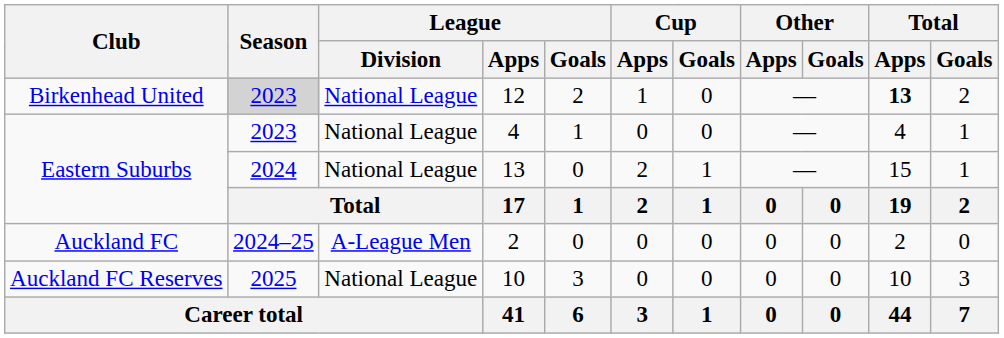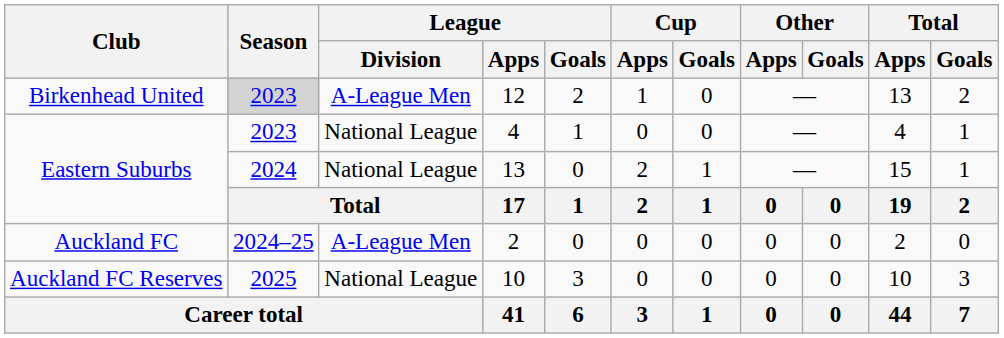(401, 95) National League -> (401, 95) A-League Men
(900, 95) bold -> (900, 95) normal
